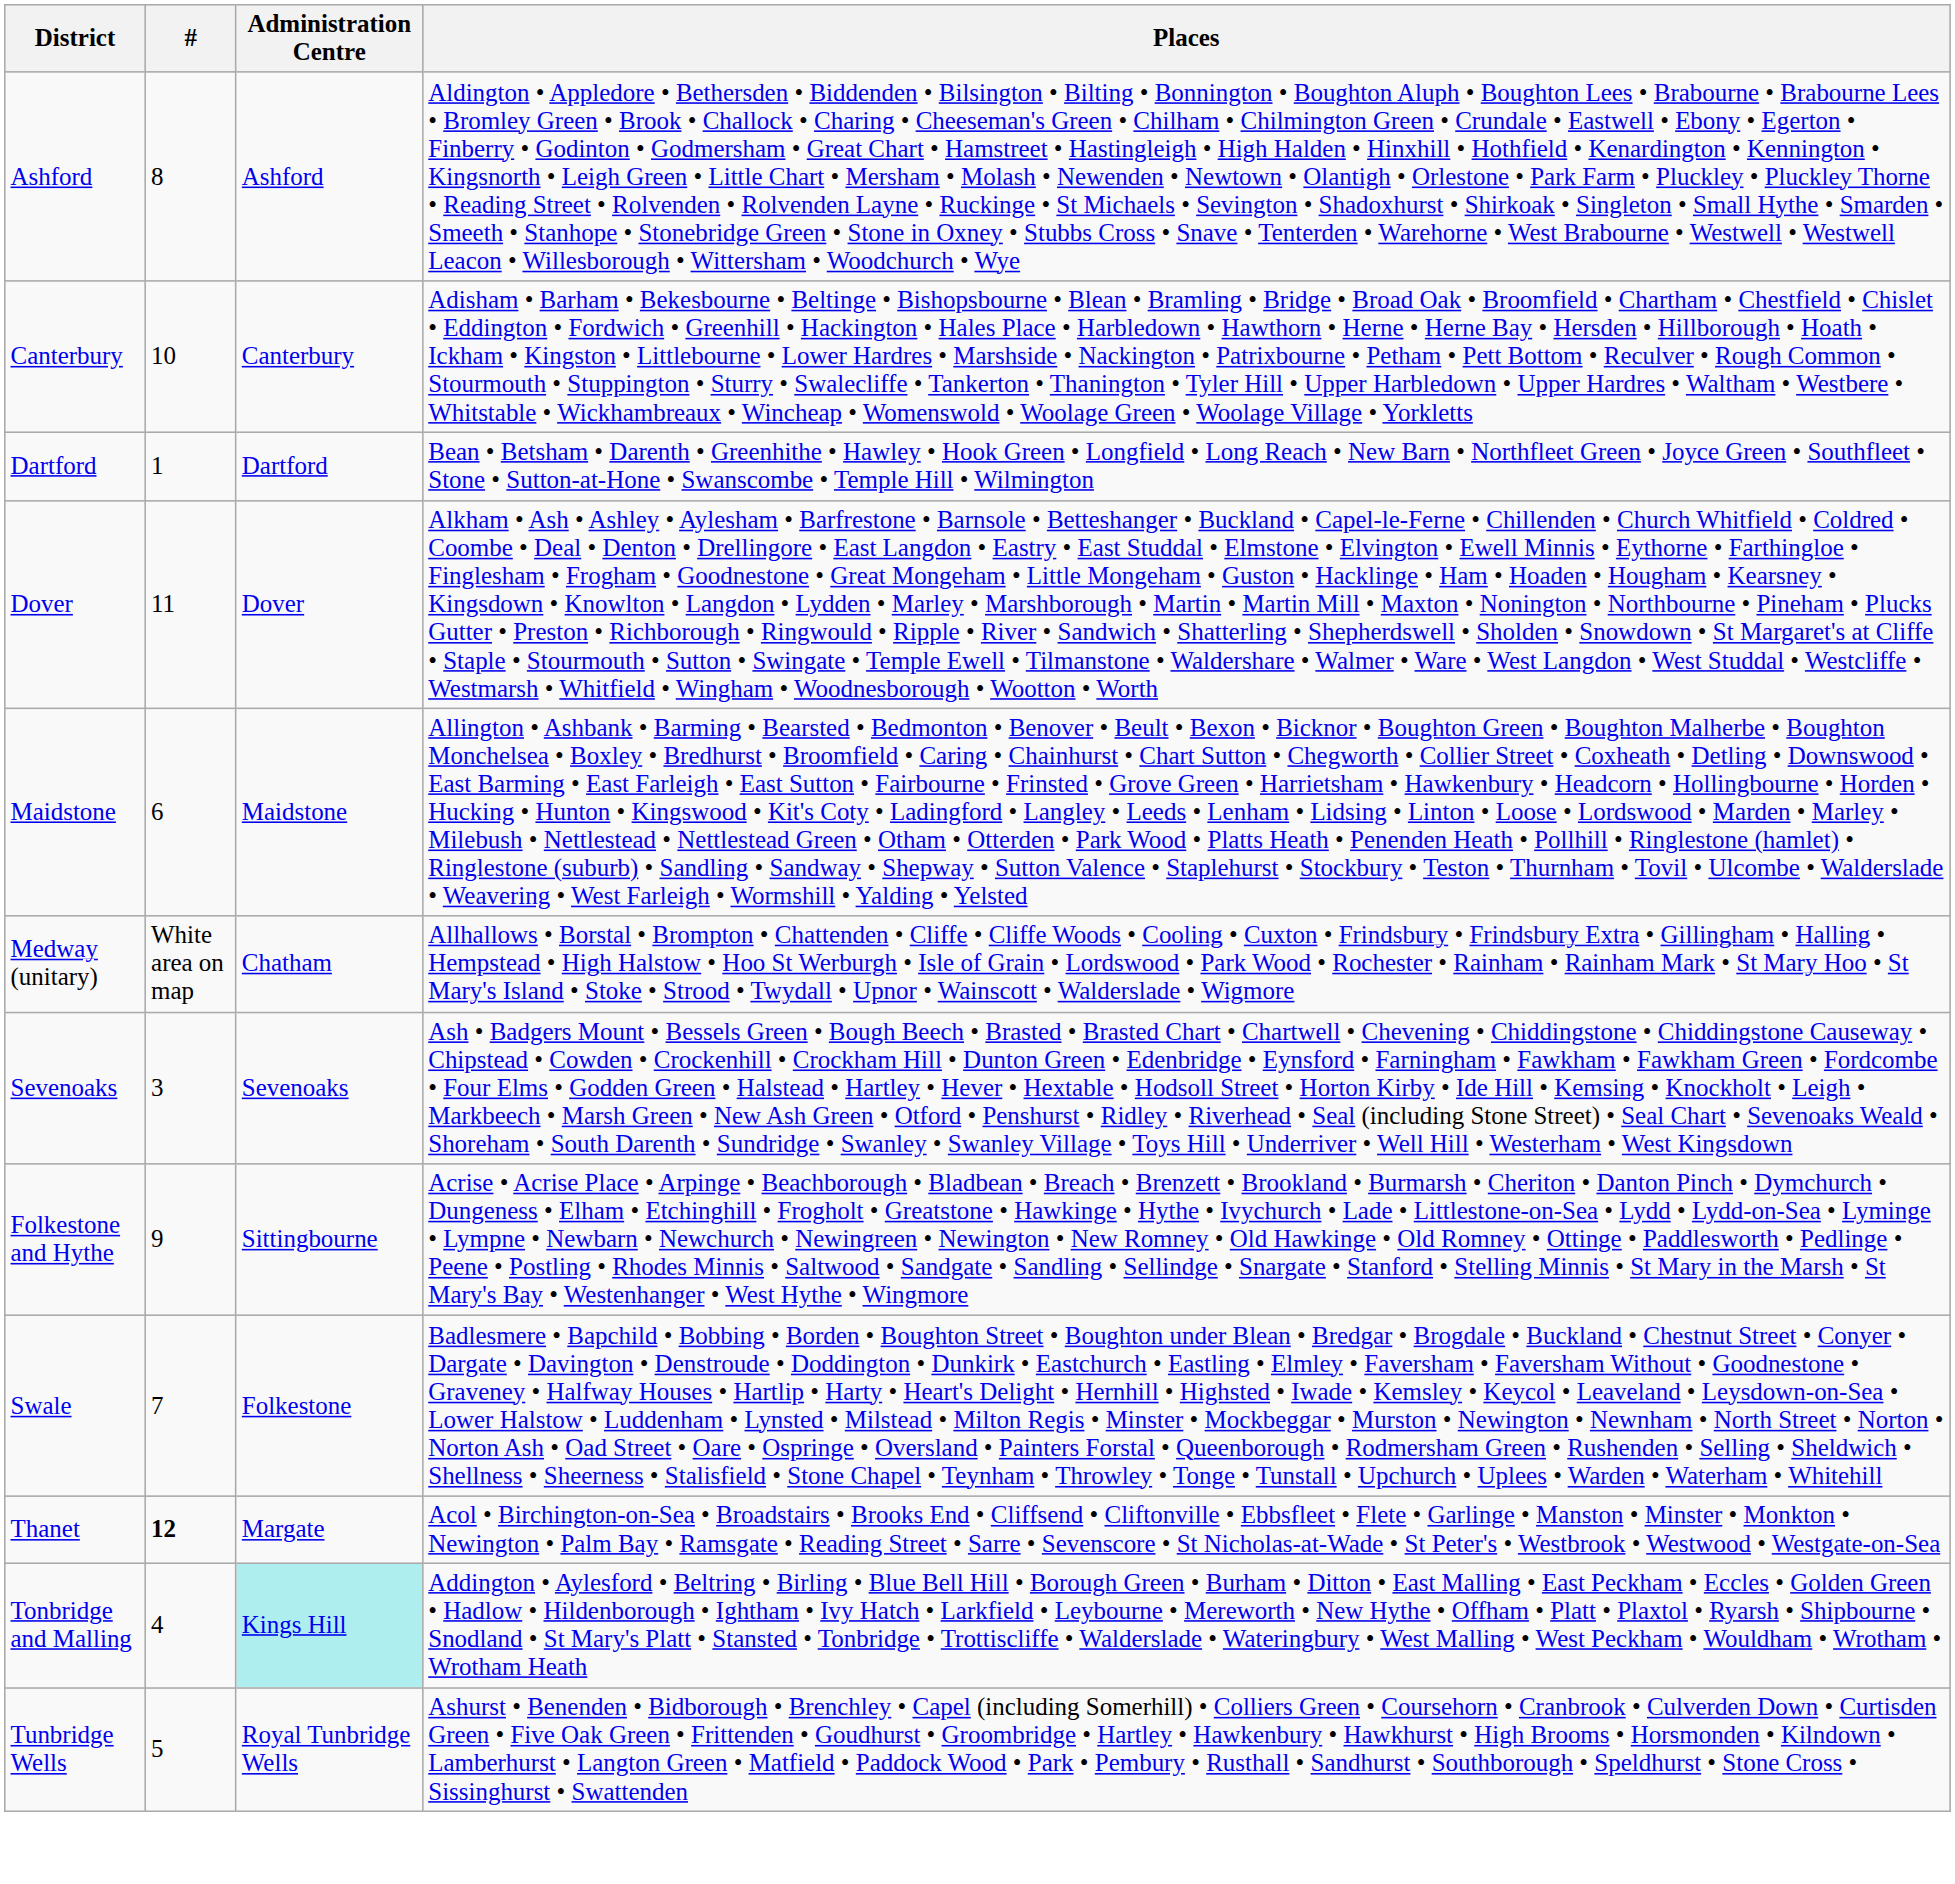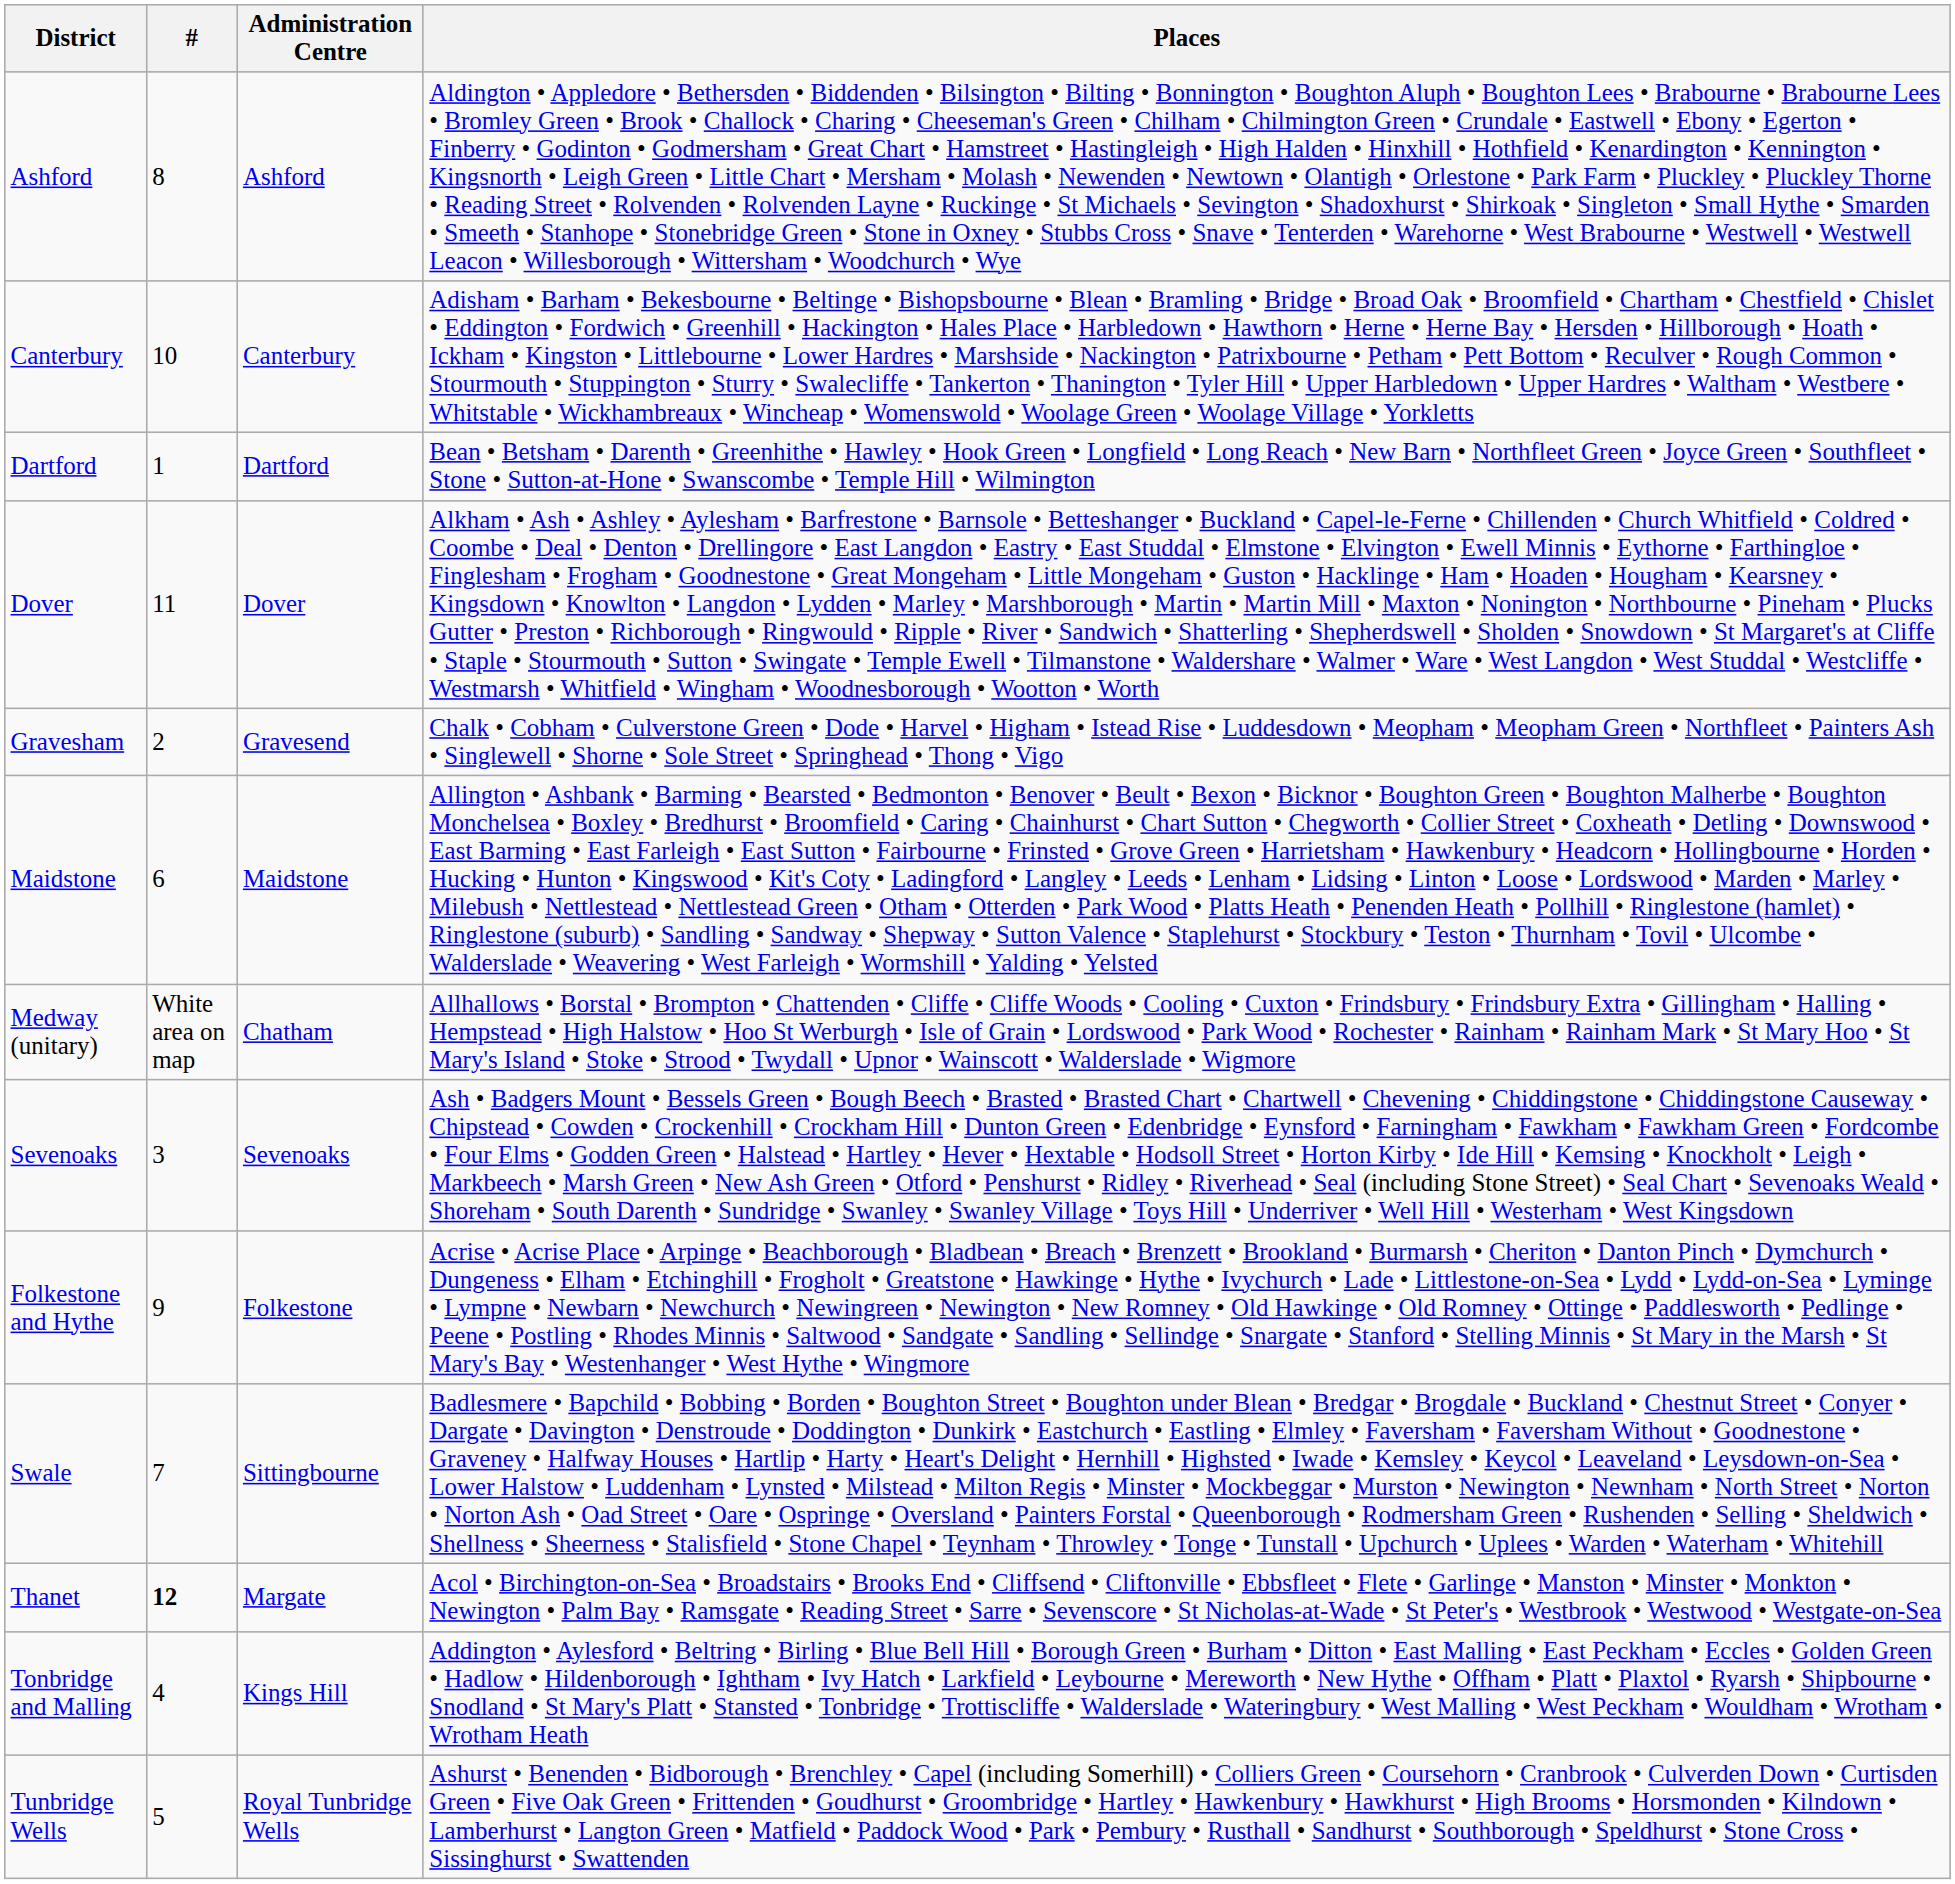+ row: (67, 741)
(310, 1239) Sittingbourne -> (298, 1307) Folkestone
(297, 1405) Folkestone -> (311, 1473) Sittingbourne
(294, 1625) paleturquoise background -> (295, 1692) no background
